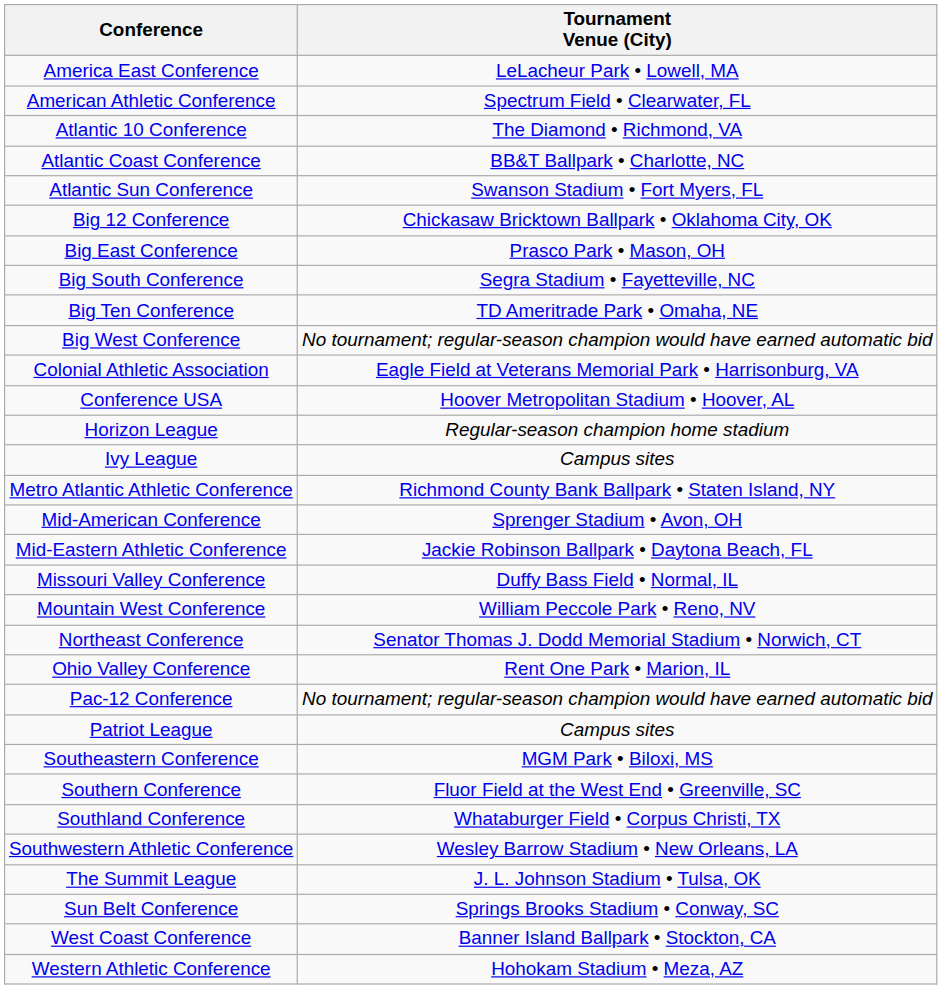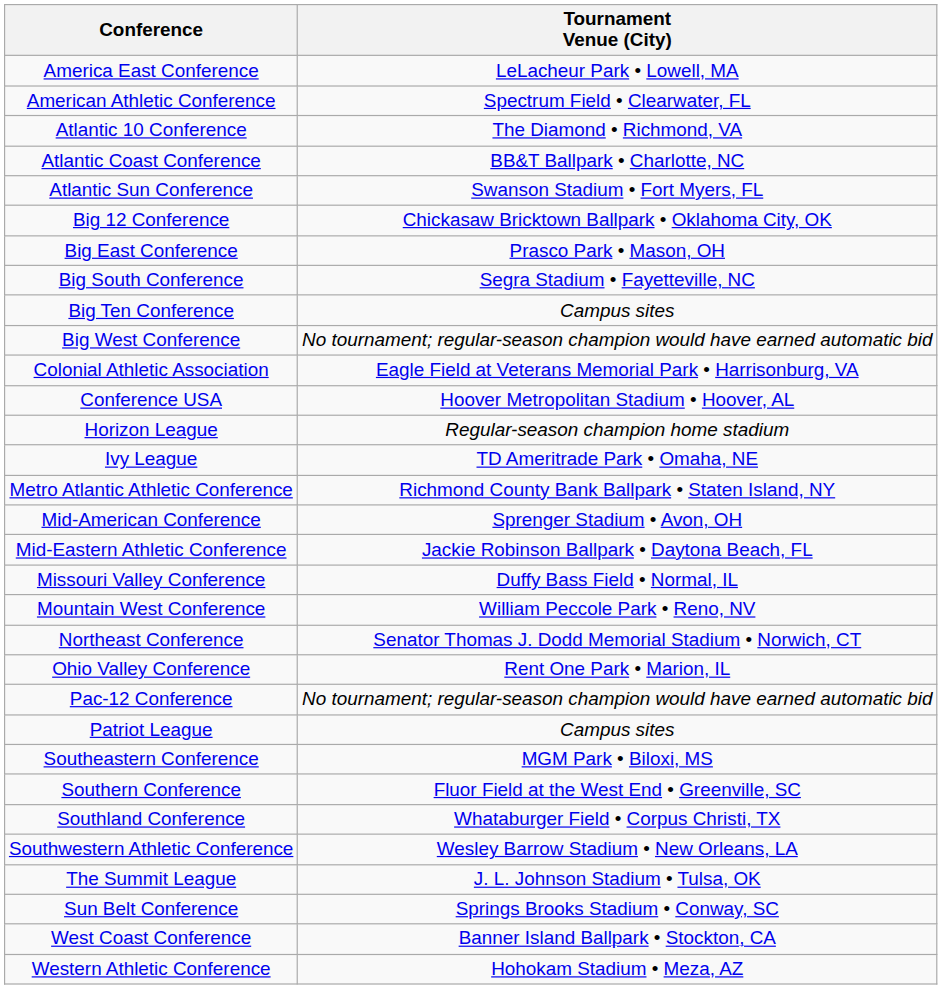(617, 310) TD Ameritrade Park • Omaha, NE -> (617, 310) Campus sites
(617, 459) Campus sites -> (617, 459) TD Ameritrade Park • Omaha, NE
